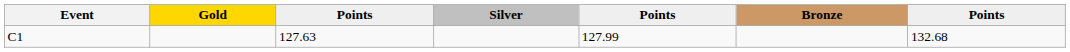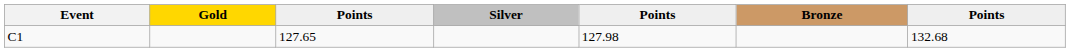(297, 36) 127.63 -> (297, 36) 127.65
(600, 36) 127.99 -> (600, 36) 127.98
